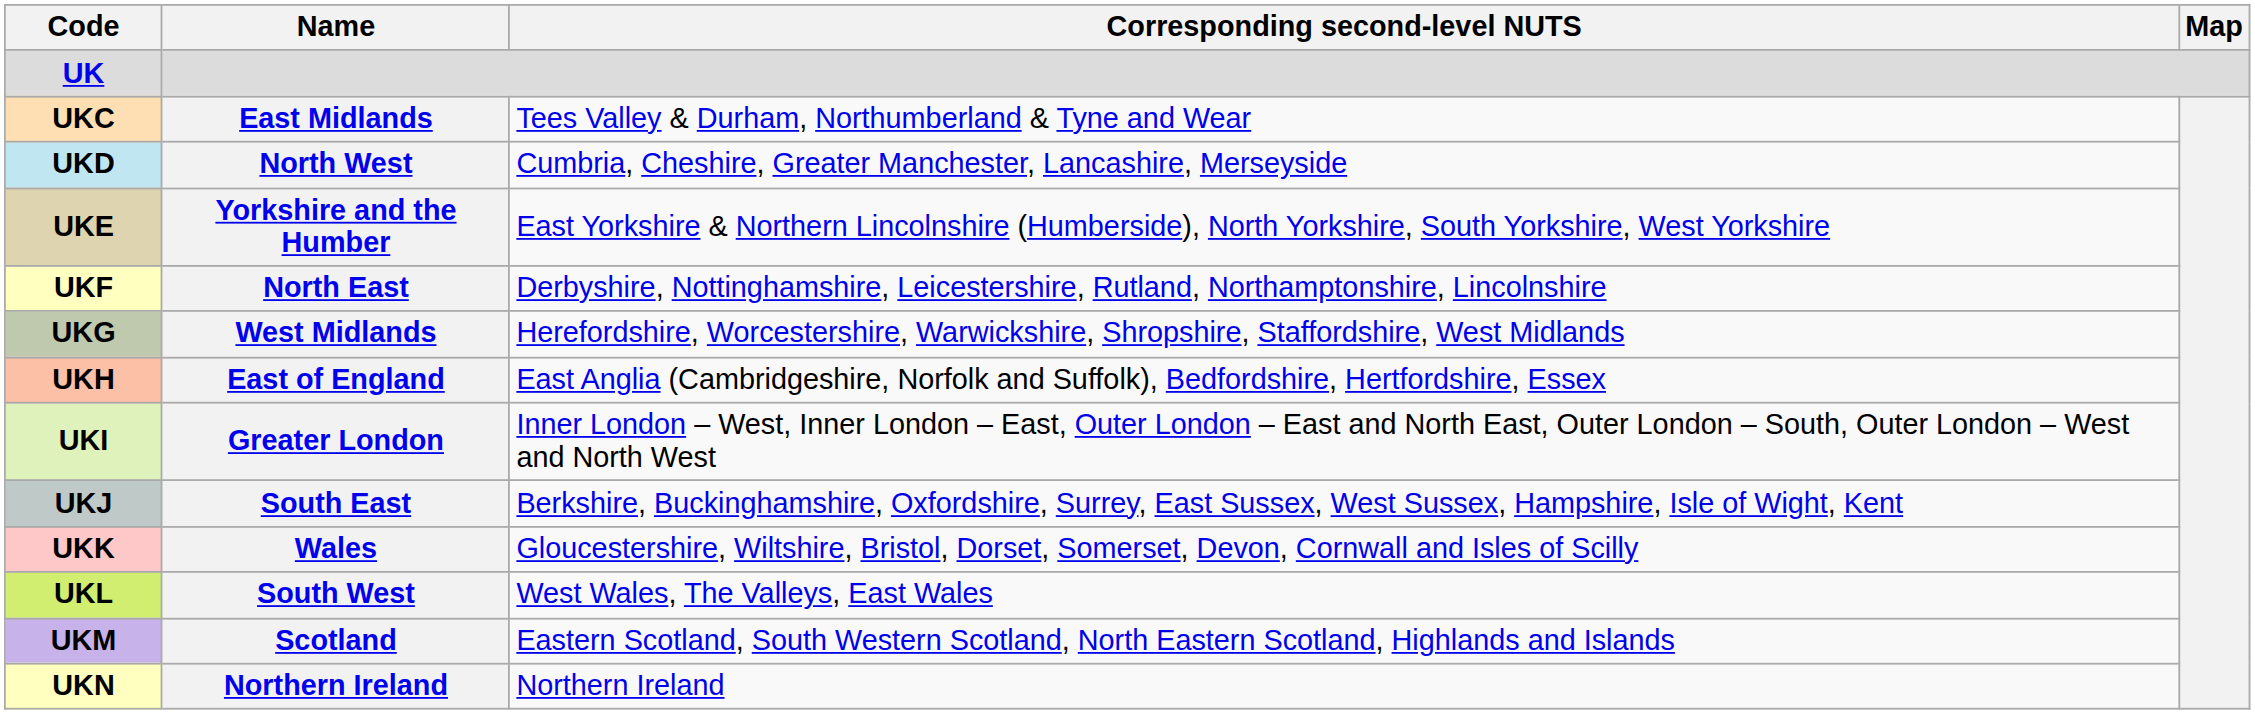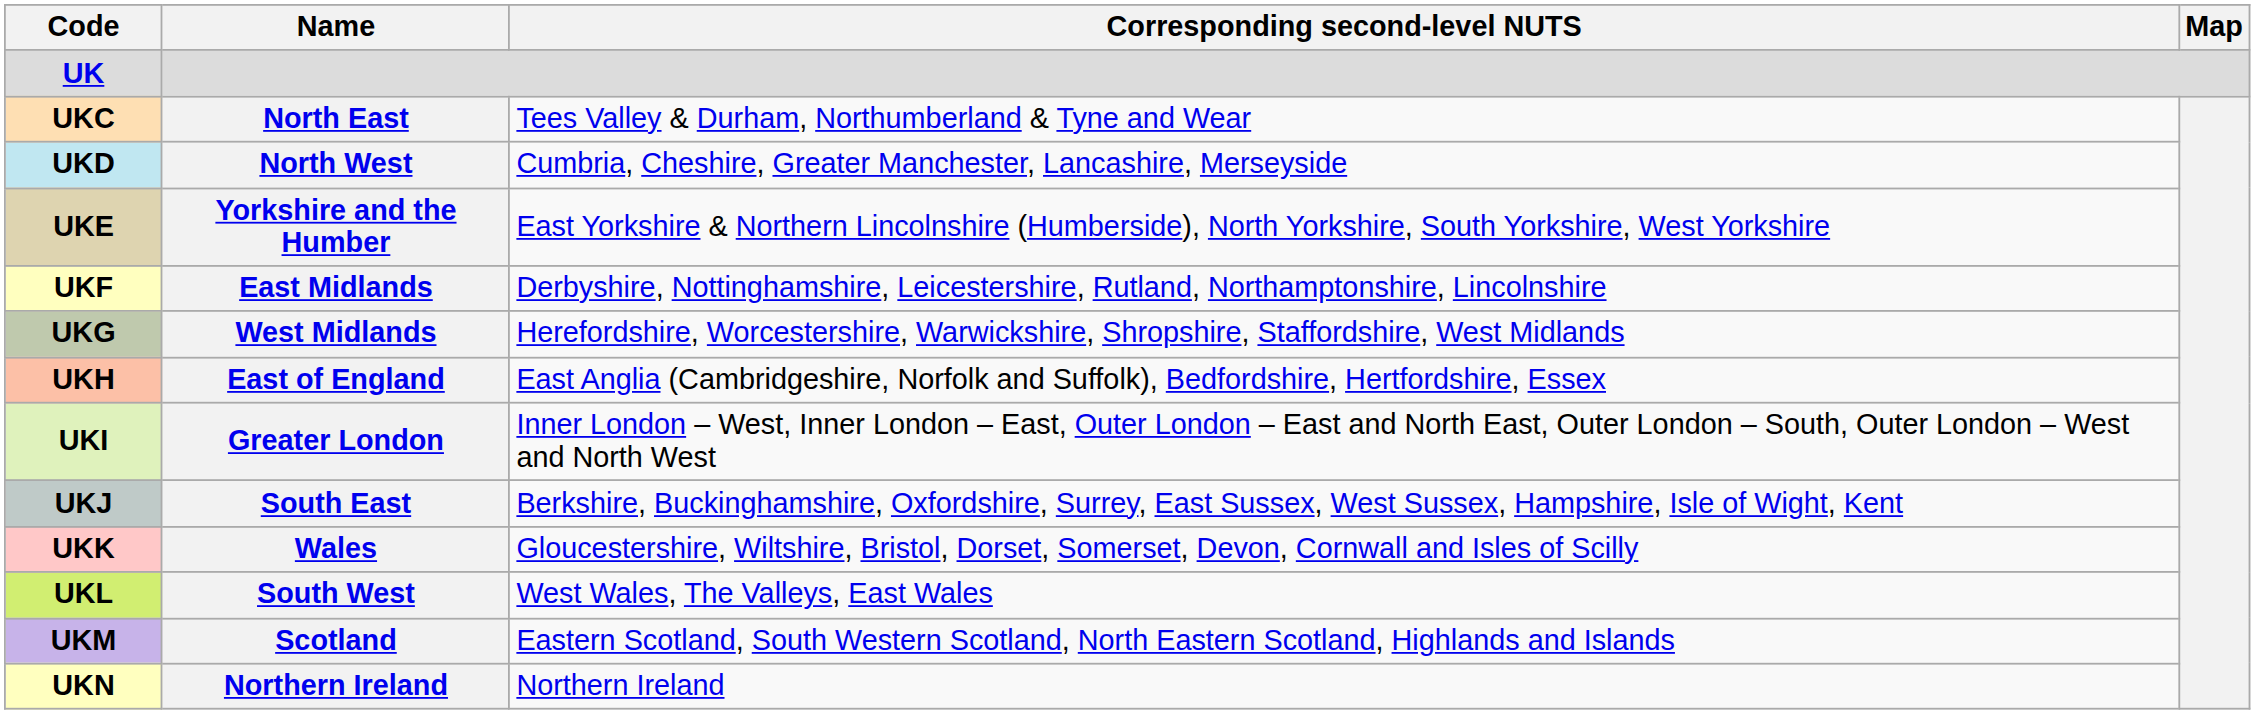(336, 118) East Midlands -> (336, 118) North East
(336, 288) North East -> (336, 288) East Midlands
